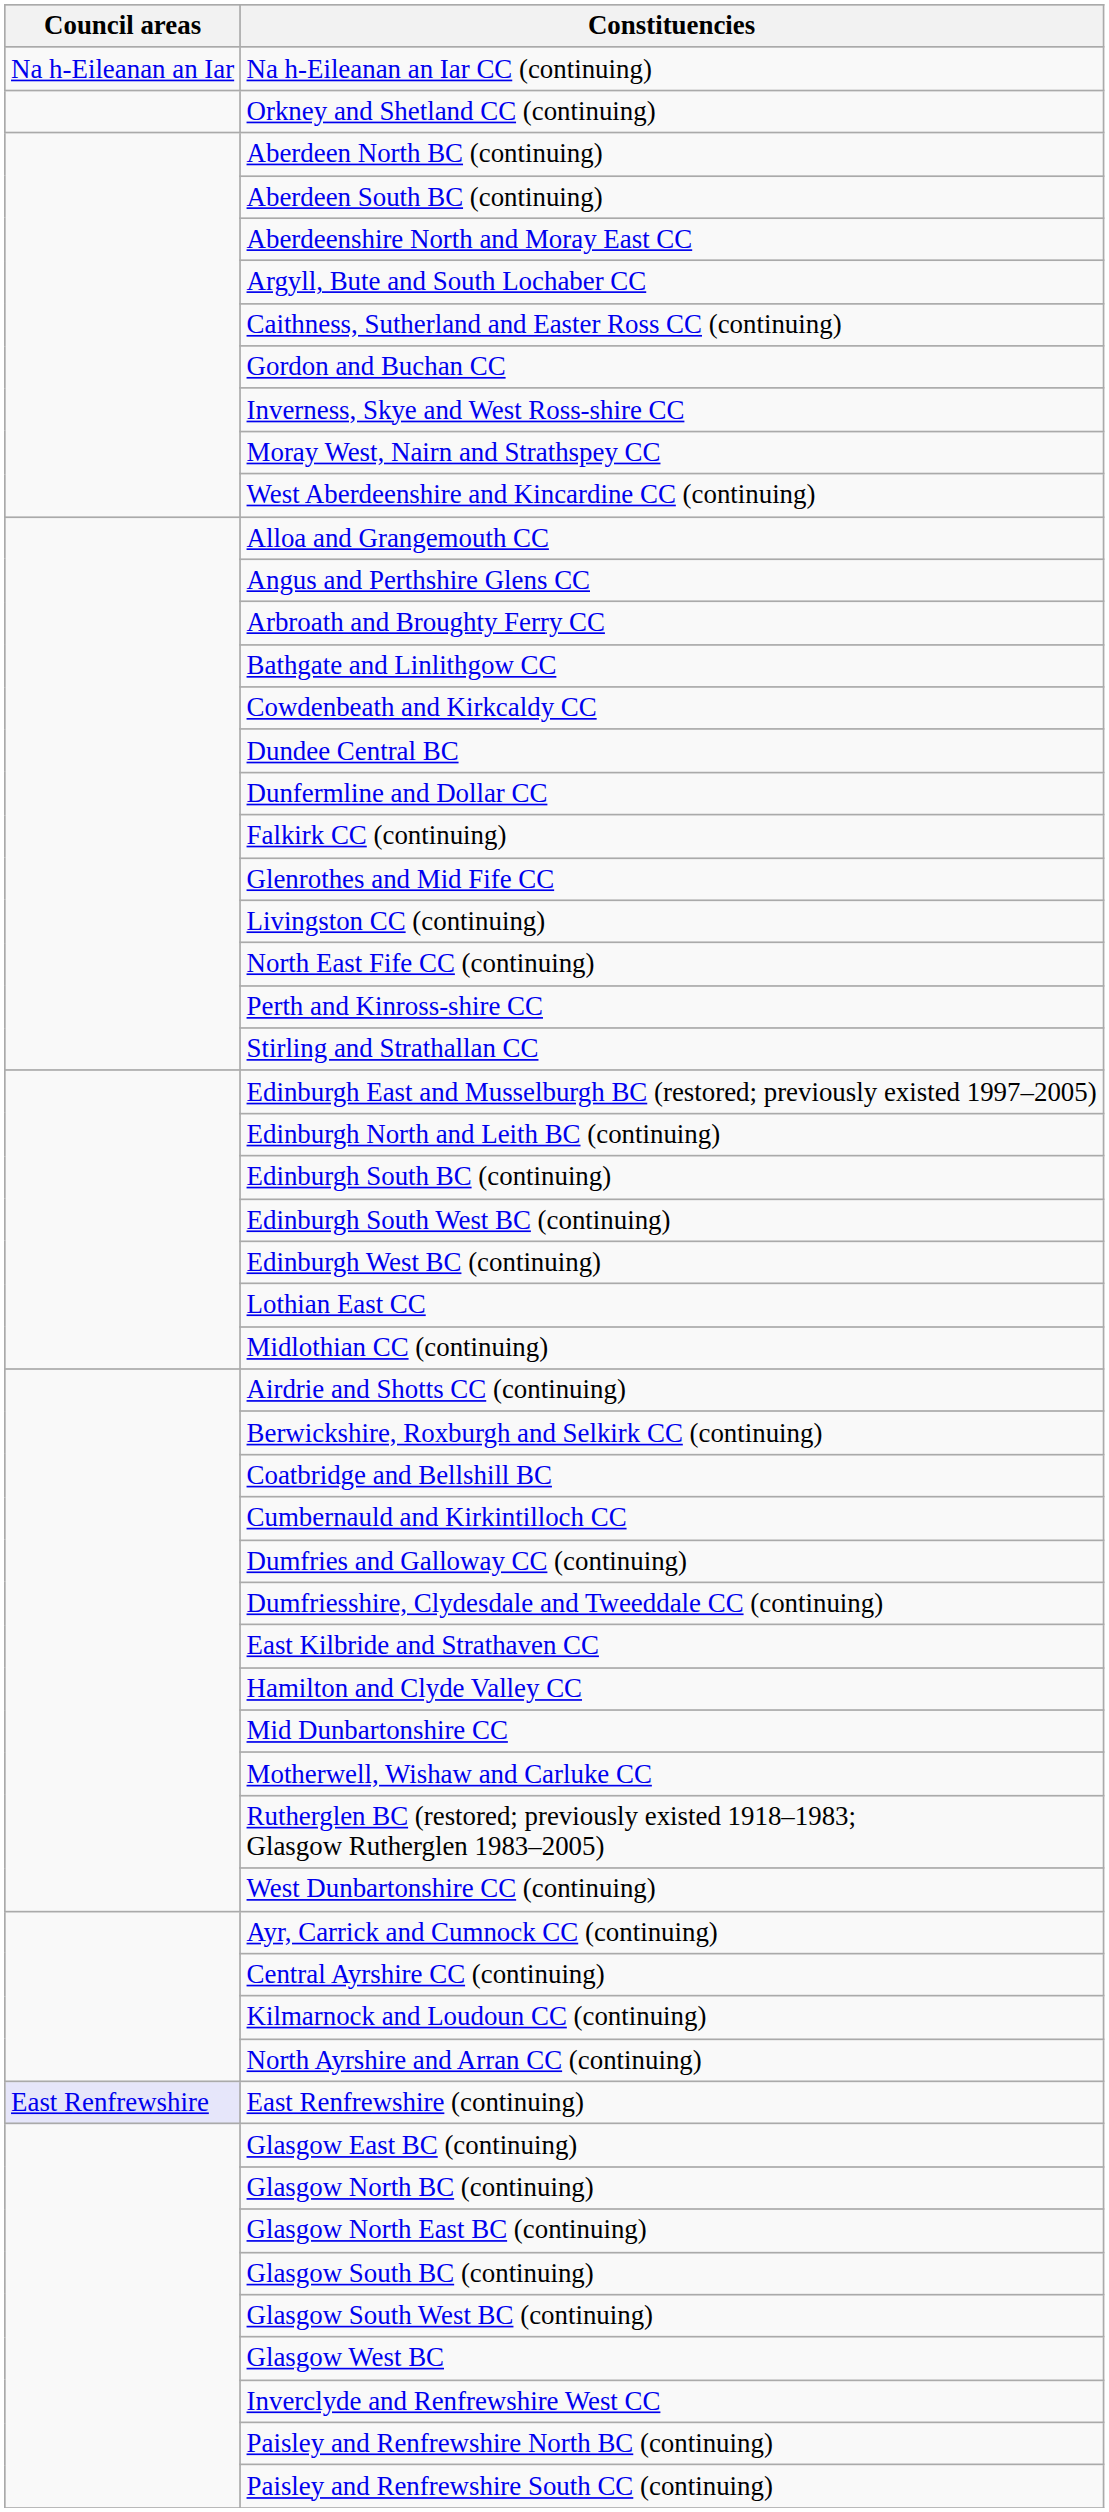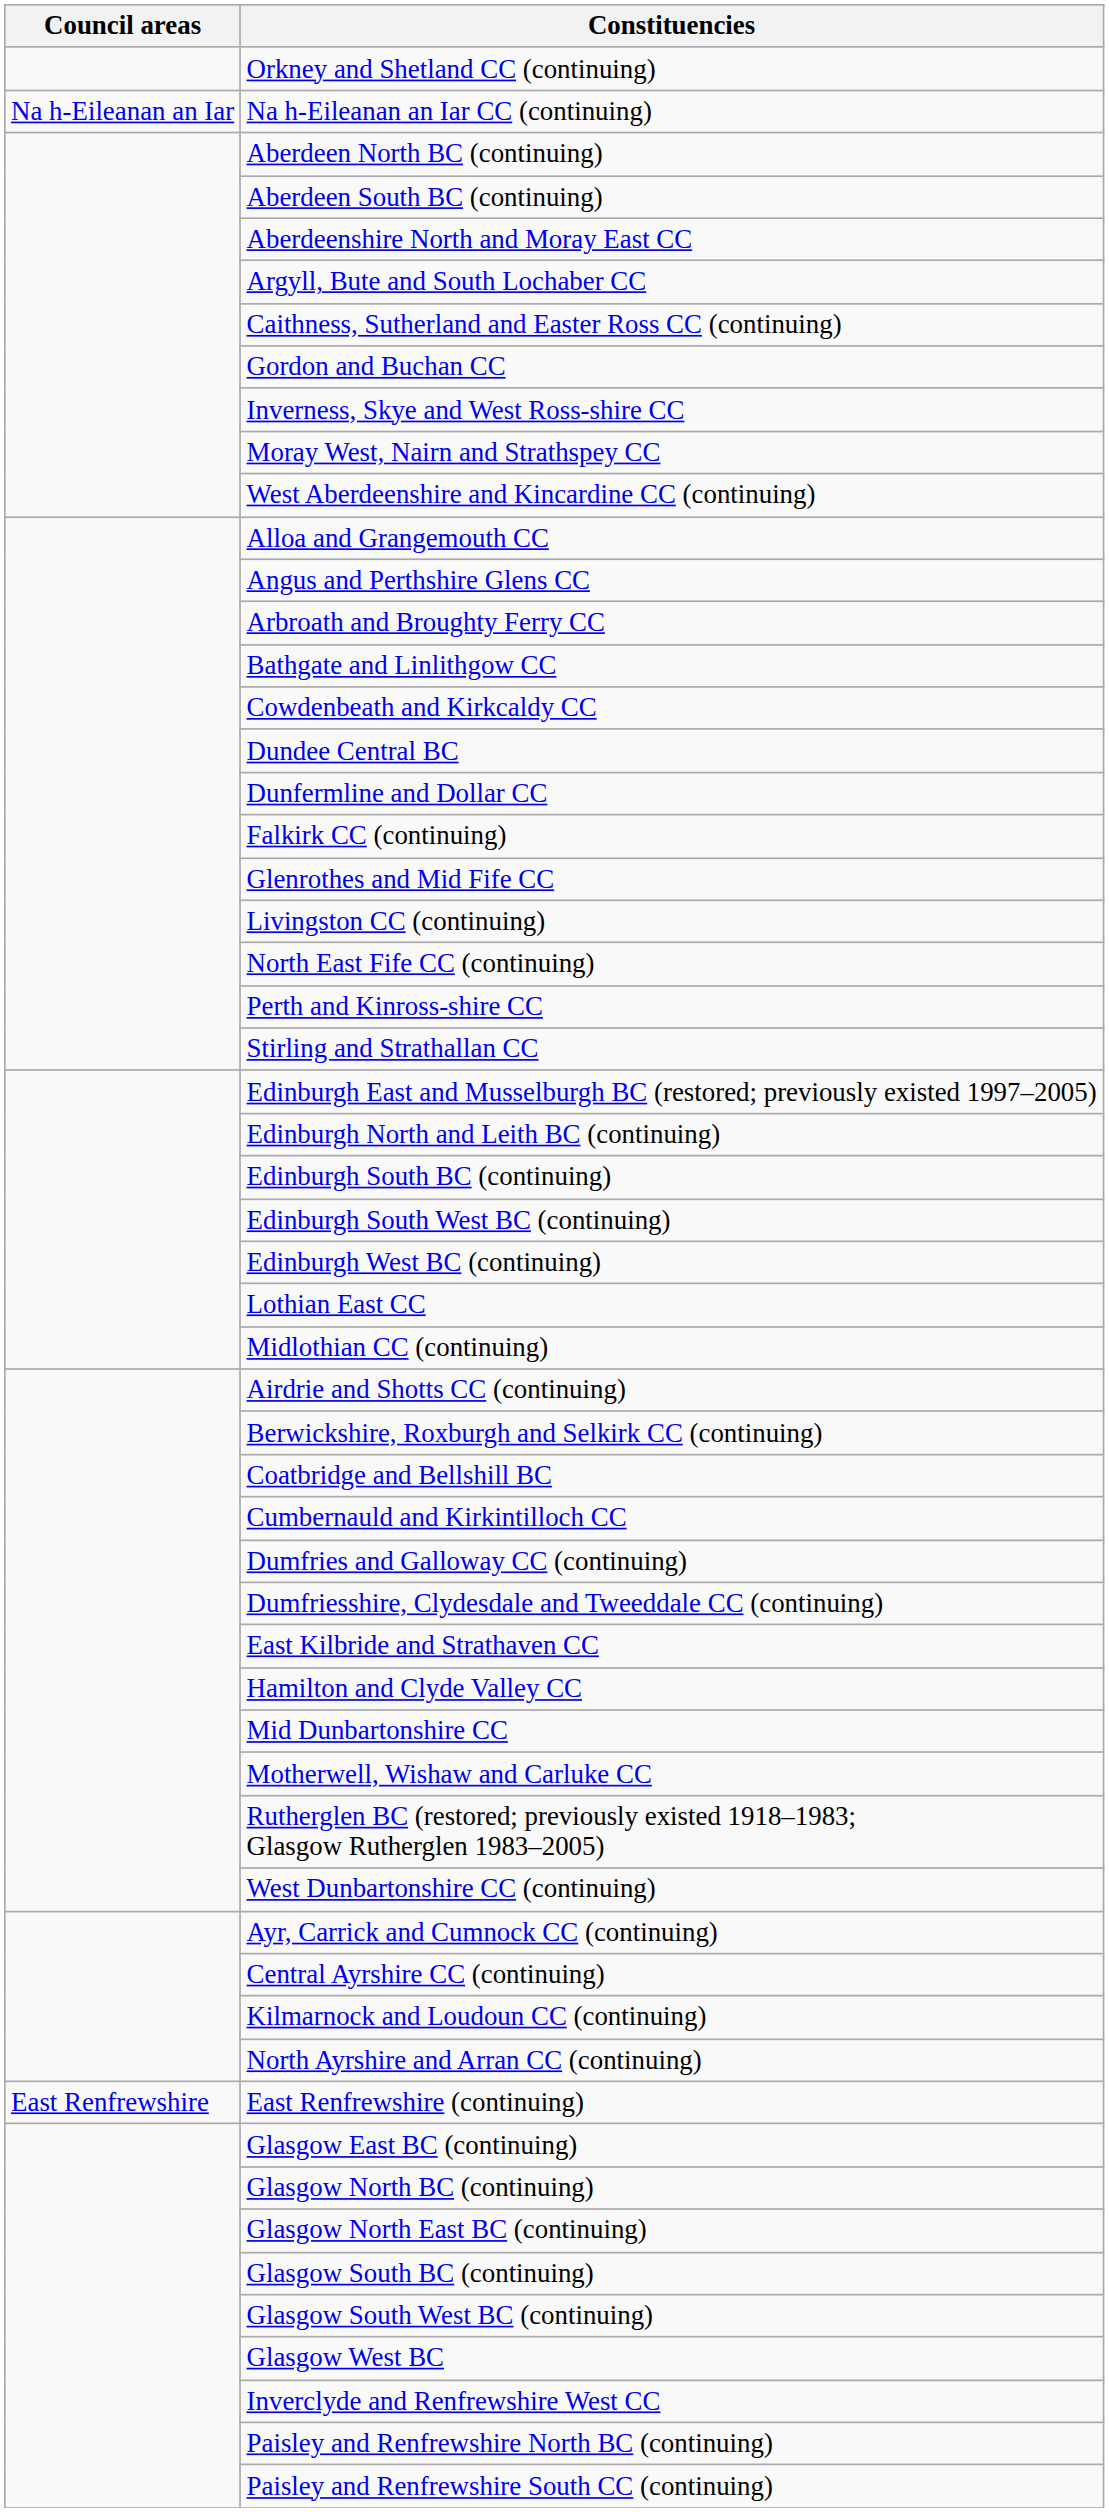rows swapped: (451, 111) <-> (449, 68)
(110, 2102) lavender background -> (110, 2102) no background
